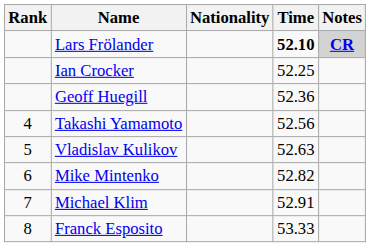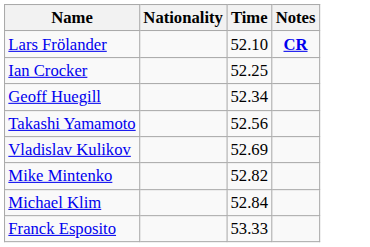- column: (28, 17)
(296, 44) bold -> (249, 44) normal
(342, 44) lightgrey background -> (296, 44) no background
(296, 96) 52.36 -> (249, 96) 52.34
(296, 149) 52.63 -> (249, 149) 52.69
(296, 202) 52.91 -> (249, 202) 52.84
